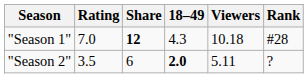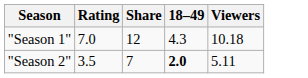- column: (284, 15)
(133, 38) bold -> (133, 38) normal
(130, 61) 6 -> (130, 61) 7
